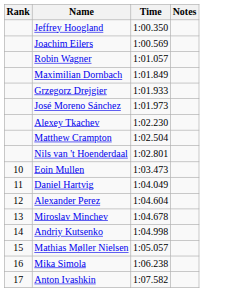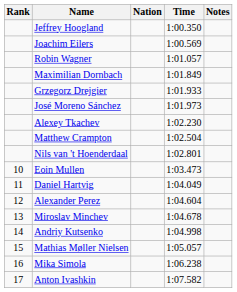+ column: (147, 12)
